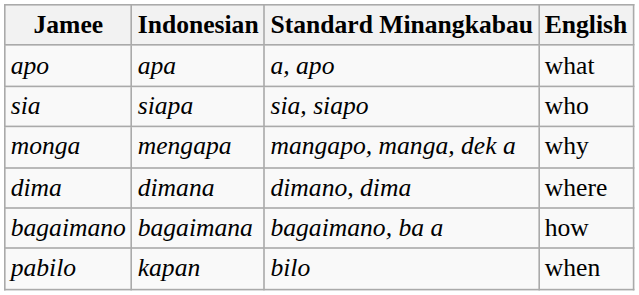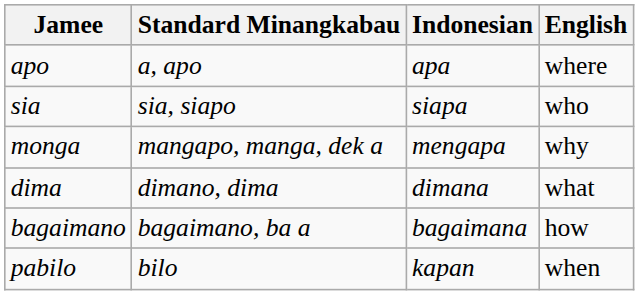columns swapped: (402, 24) <-> (198, 24)
(570, 65) what -> (576, 65) where
(576, 187) where -> (570, 187) what
